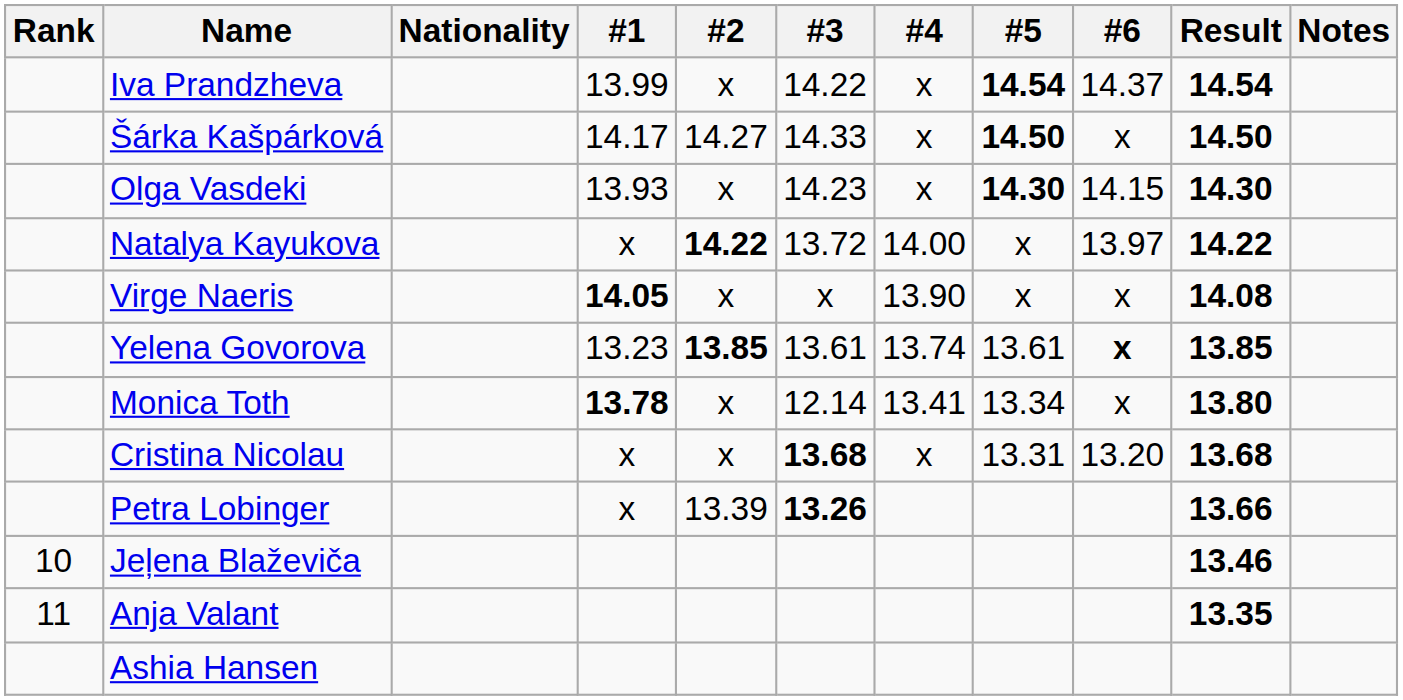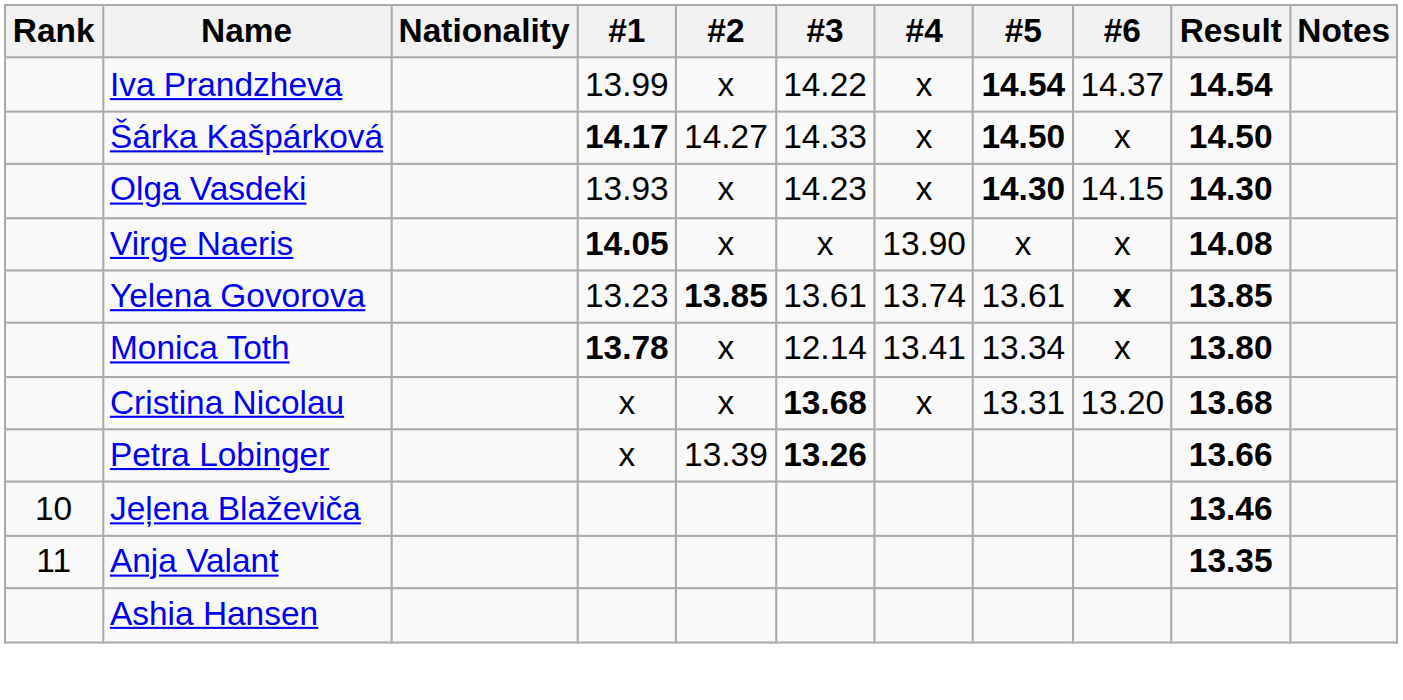(627, 137) normal -> (627, 137) bold
- row: (245, 243)
